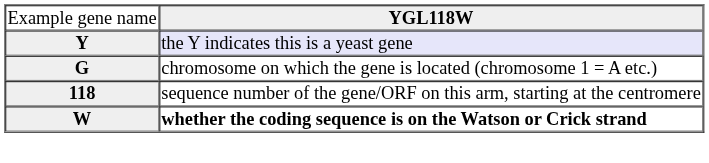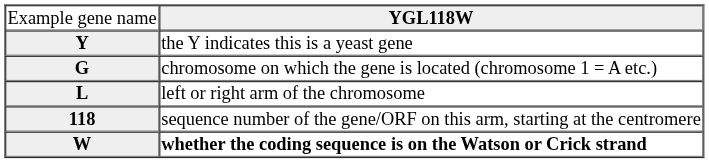(287, 43) lavender background -> (287, 43) no background
+ row: (82, 93)
